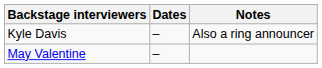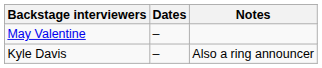rows swapped: (37, 34) <-> (47, 53)
